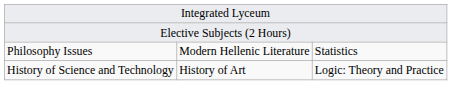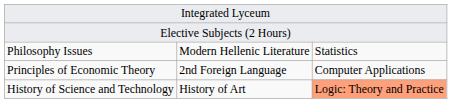+ row: (81, 70)
(379, 70) no background -> (379, 88) lightsalmon background
